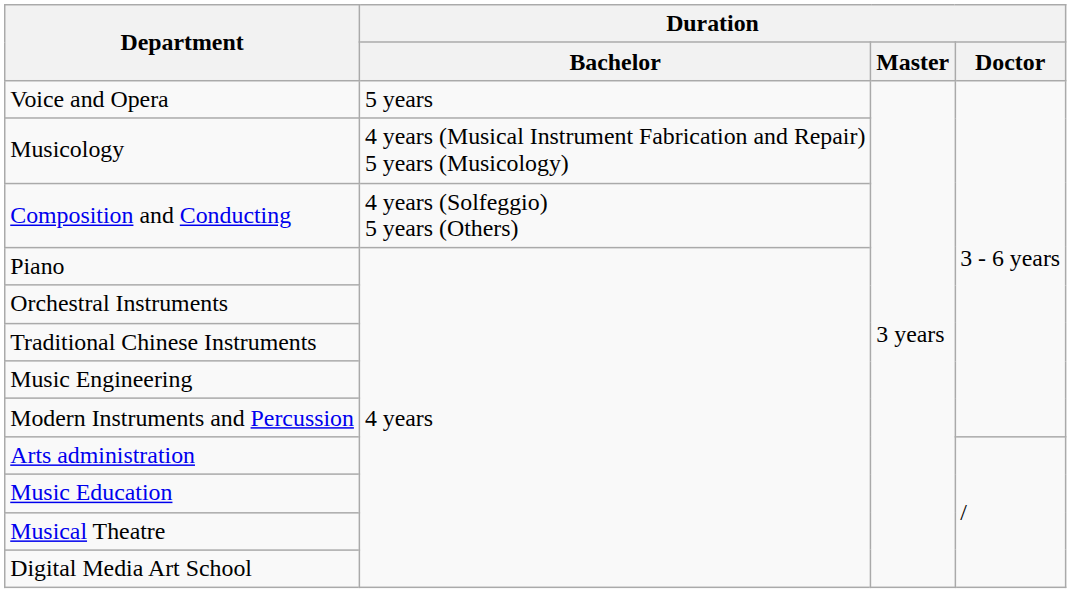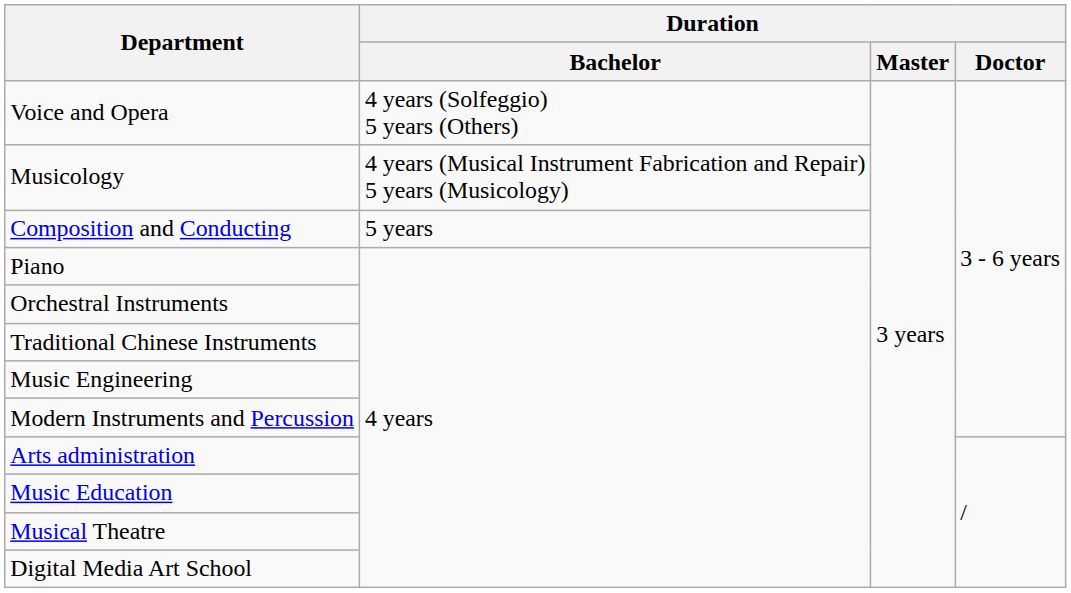(399, 99) 5 years -> (456, 112) 4 years (Solfeggio) 5 years (Others)
(456, 214) 4 years (Solfeggio) 5 years (Others) -> (399, 228) 5 years
